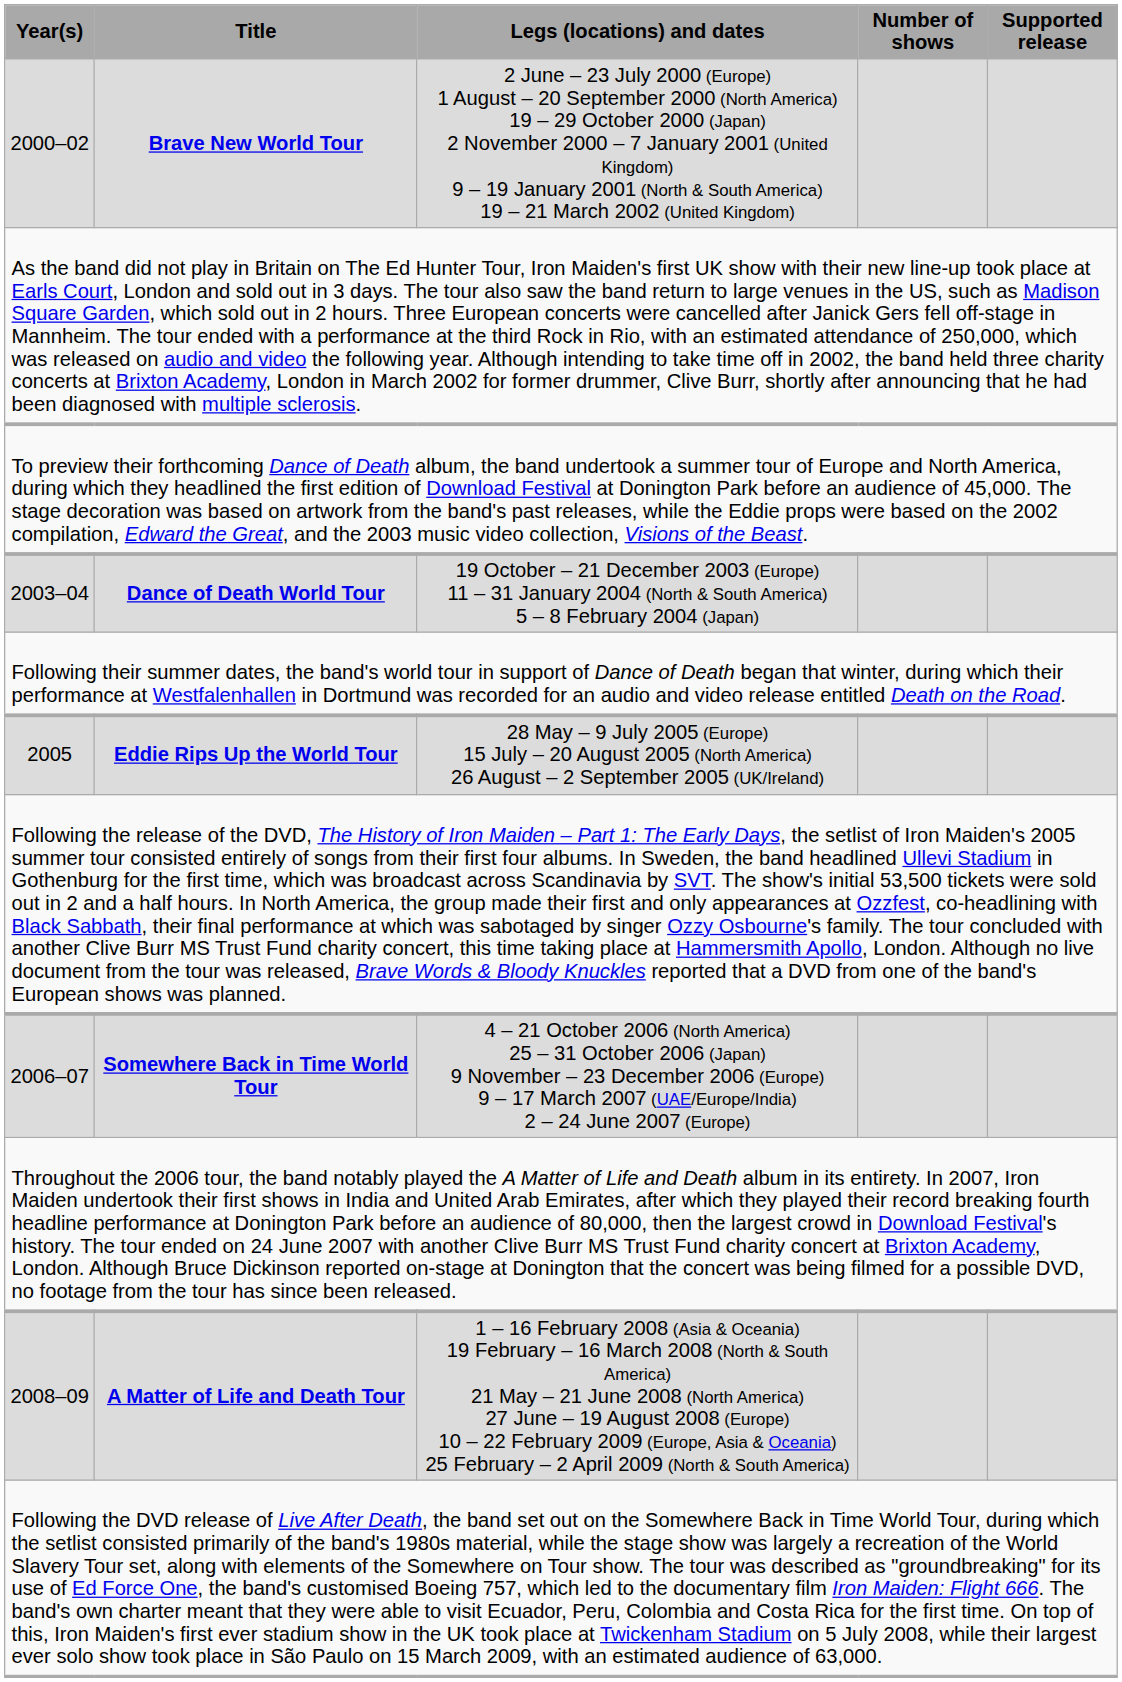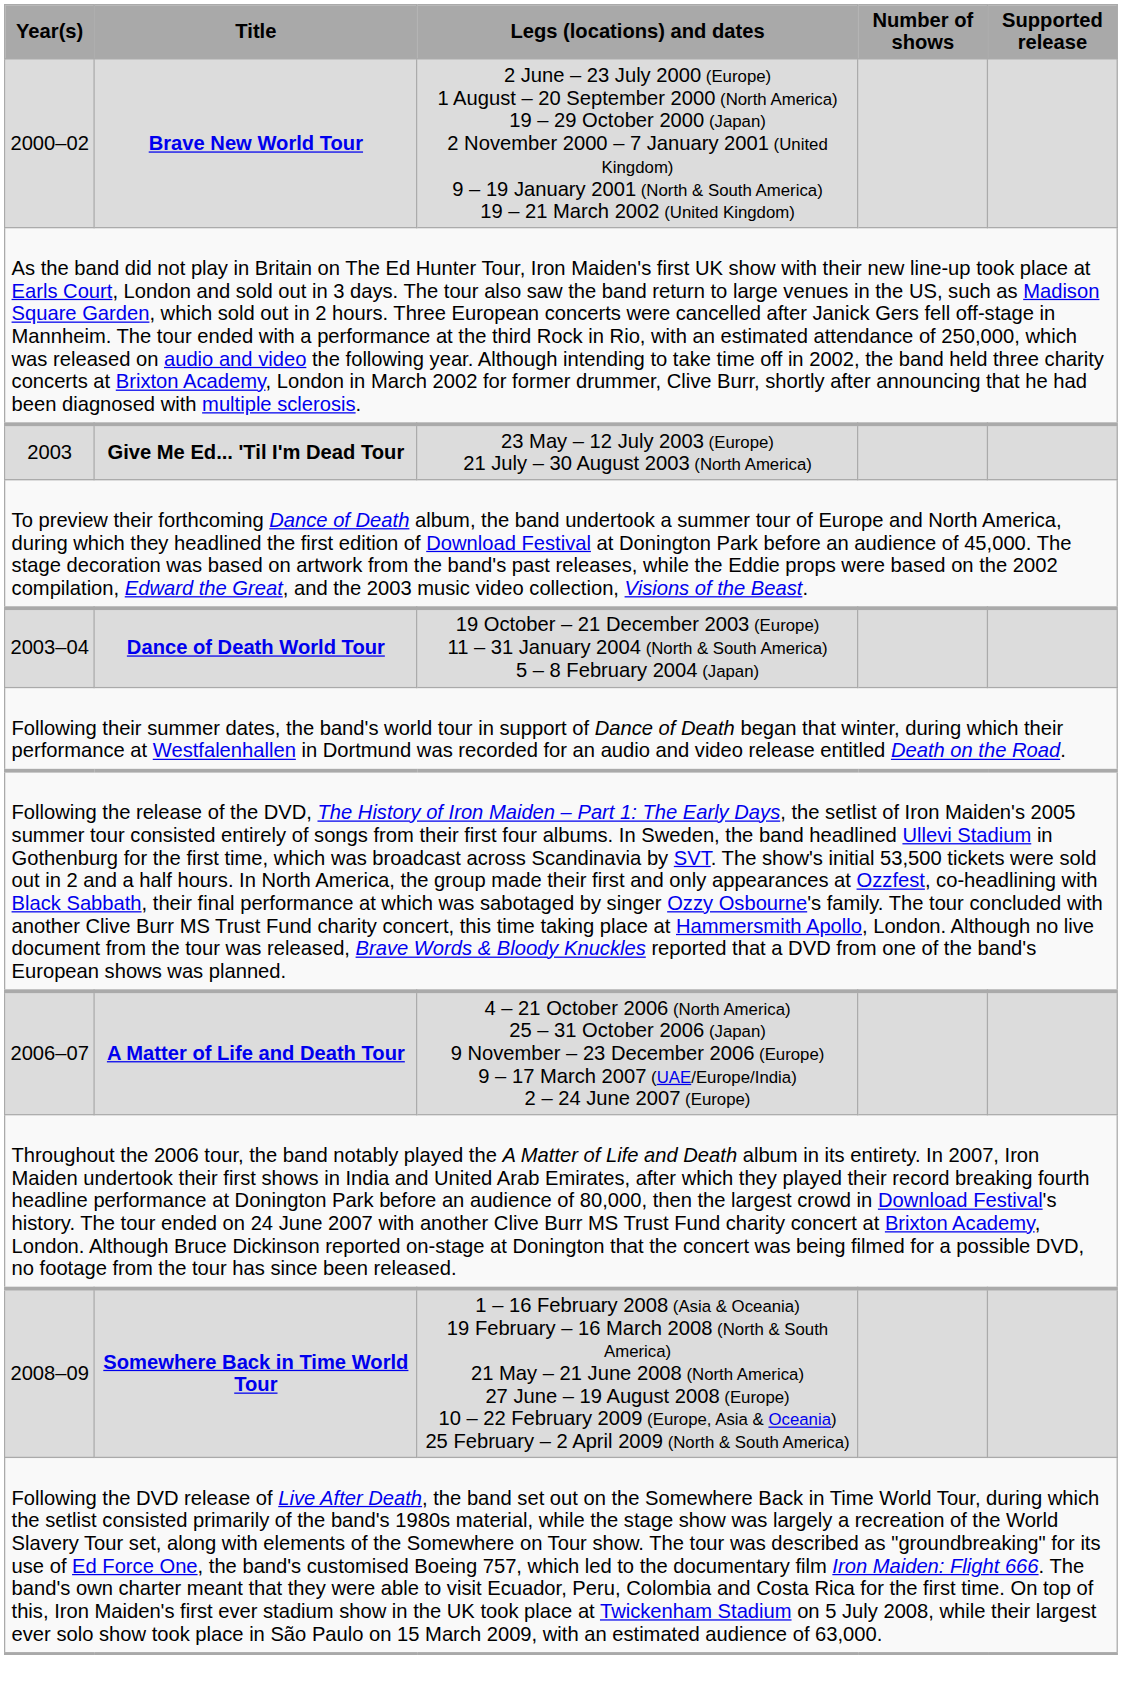+ row: (50, 452)
- row: (50, 755)
(256, 1075) Somewhere Back in Time World Tour -> (256, 1053) A Matter of Life and Death Tour
(256, 1396) A Matter of Life and Death Tour -> (256, 1373) Somewhere Back in Time World Tour
